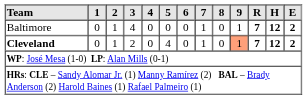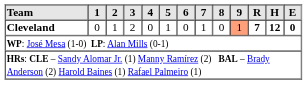- row: (29, 27)
(168, 43) 4 -> (168, 27) 1
(292, 43) 2 -> (292, 27) 0
